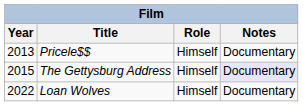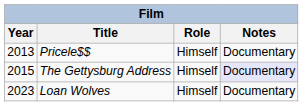(21, 91) 2022 -> (21, 91) 2023
